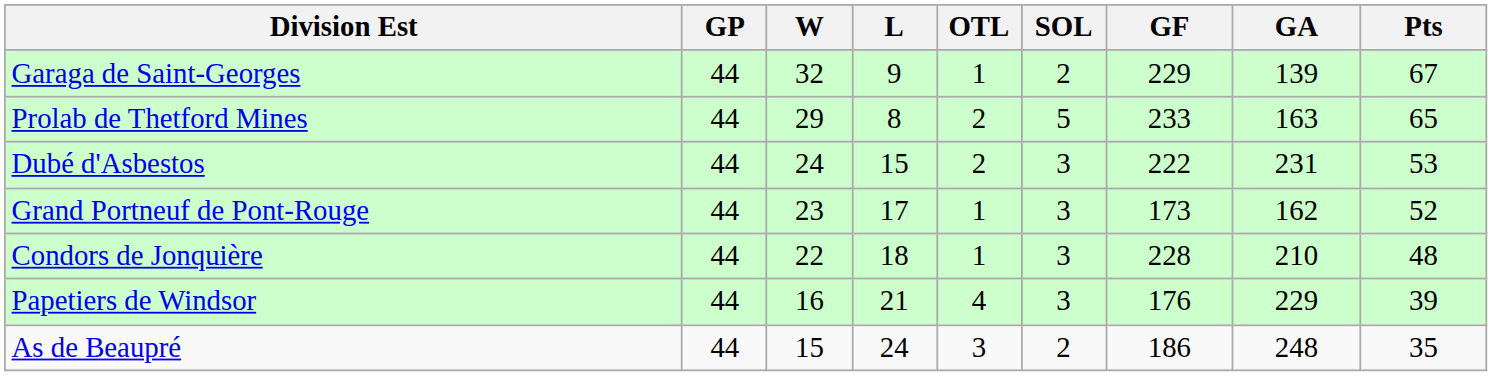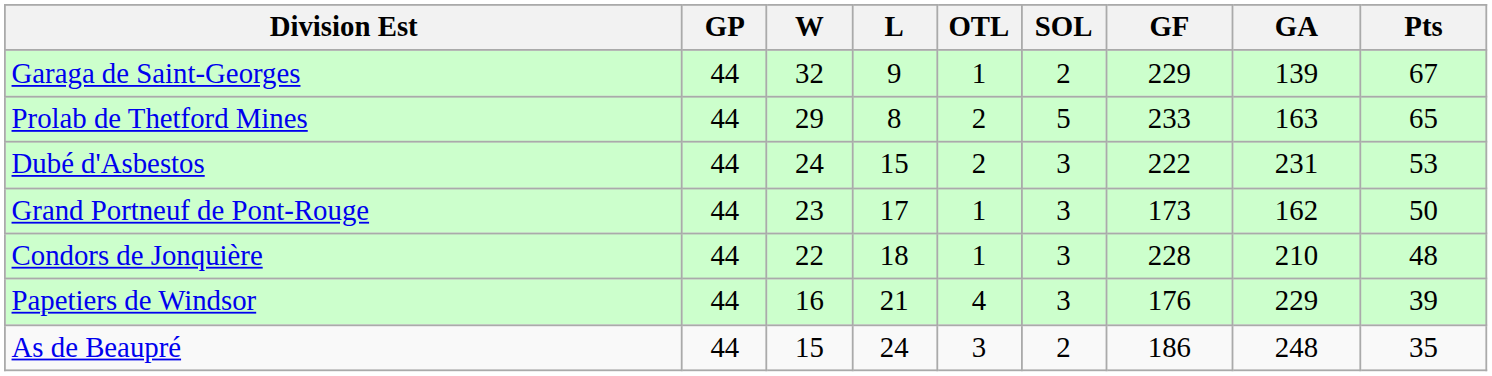(1423, 210) 52 -> (1423, 210) 50
